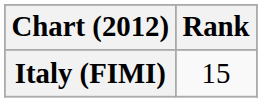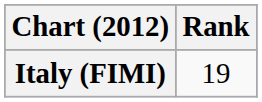(216, 73) 15 -> (216, 73) 19
